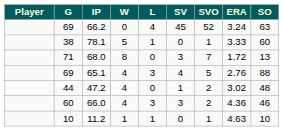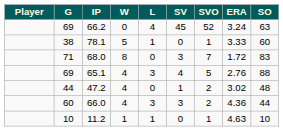(265, 57) 13 -> (265, 57) 83
(265, 103) 46 -> (265, 103) 44
